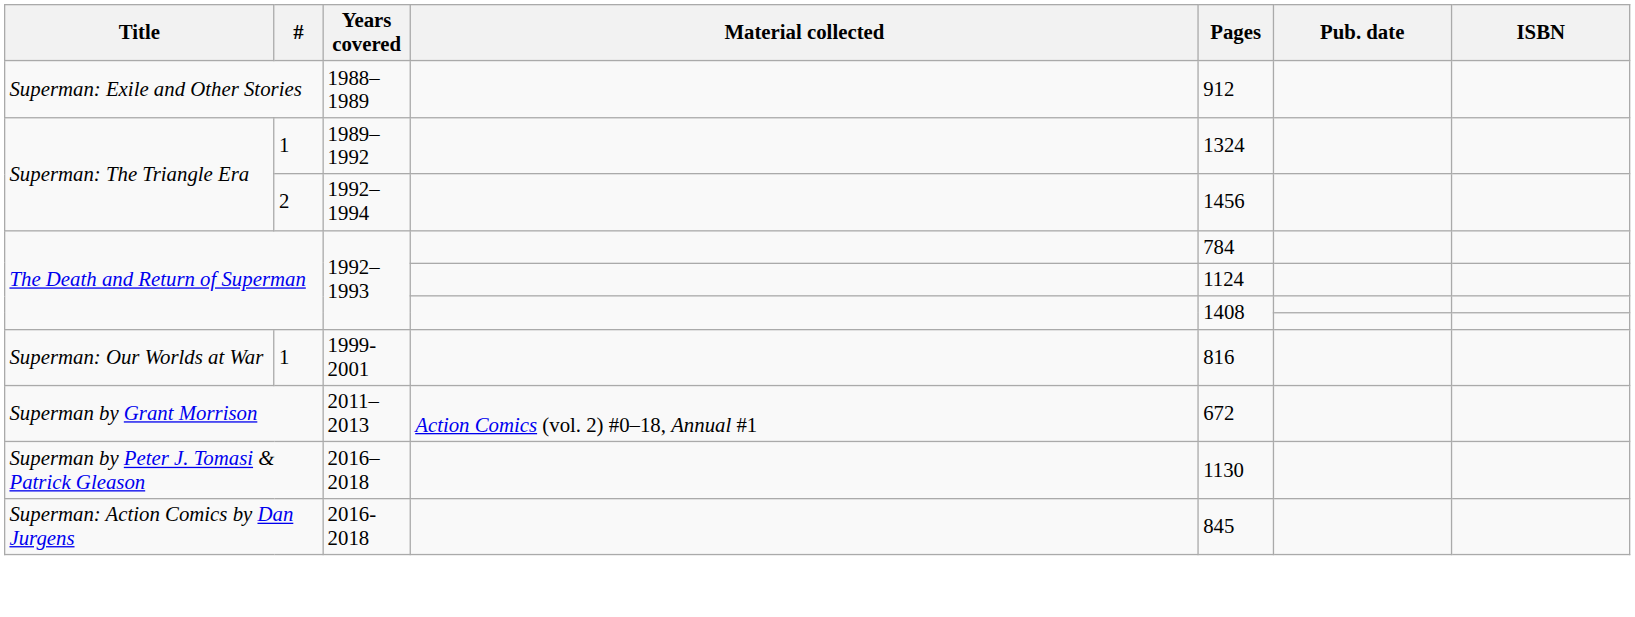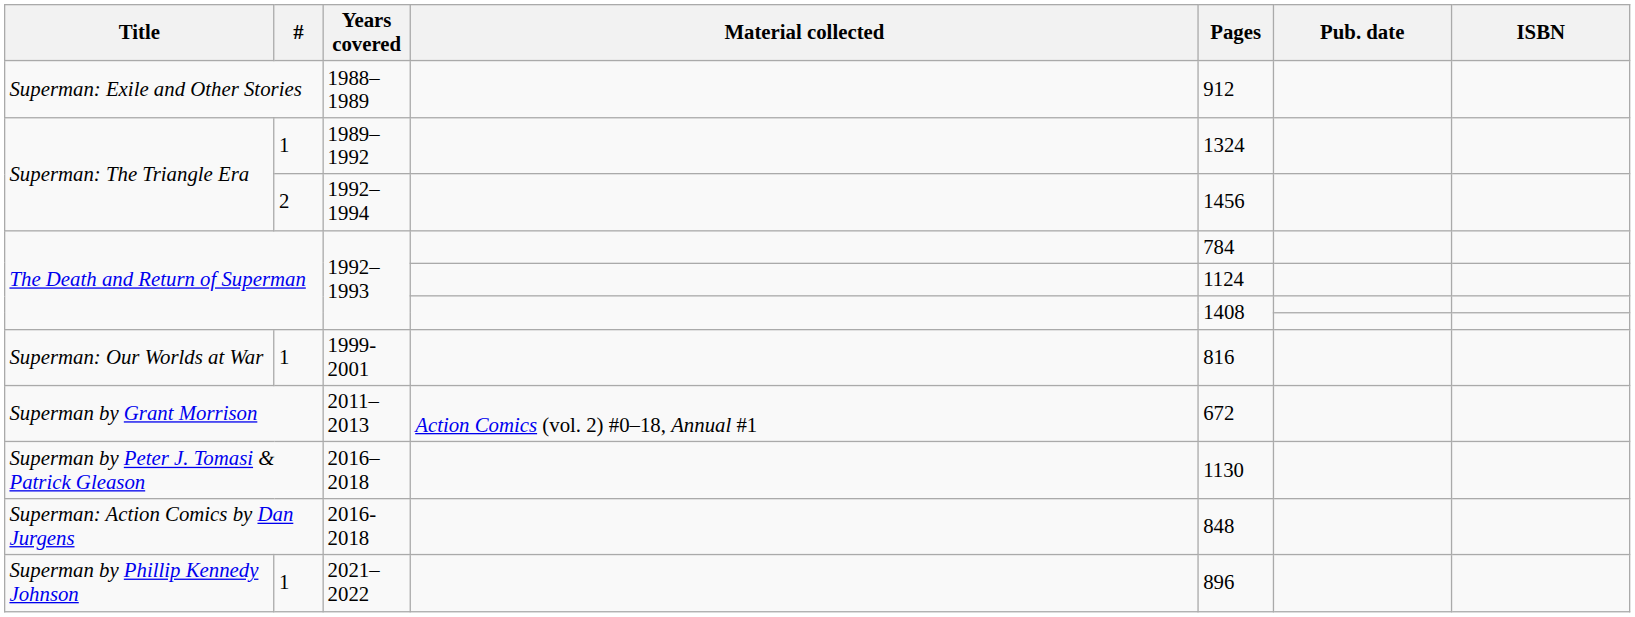(1219, 526) 845 -> (1219, 526) 848
+ row: (134, 582)
